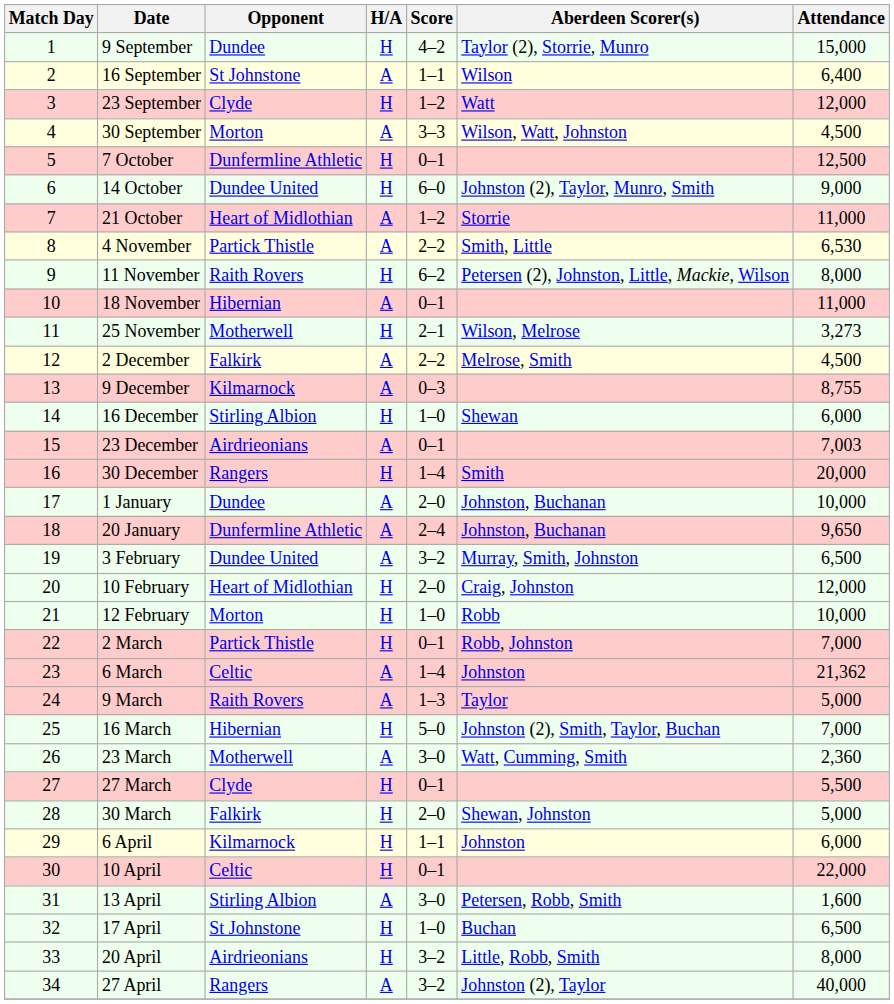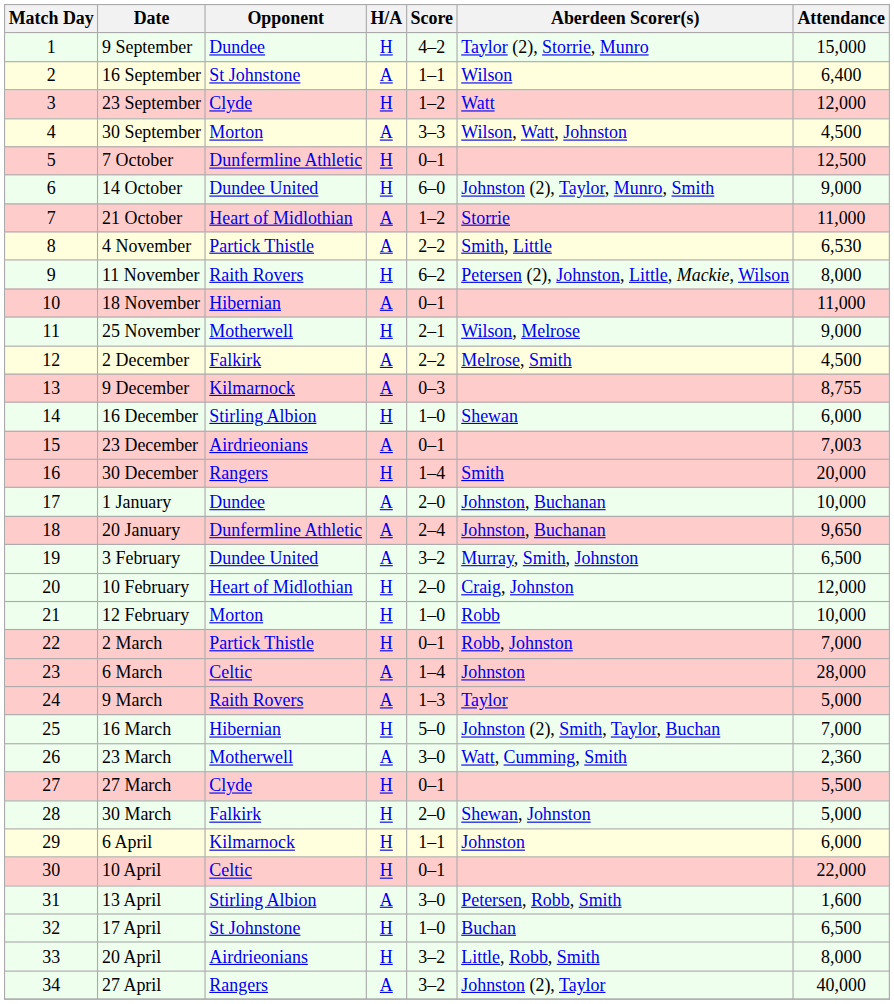(841, 331) 3,273 -> (841, 331) 9,000
(841, 672) 21,362 -> (841, 672) 28,000
